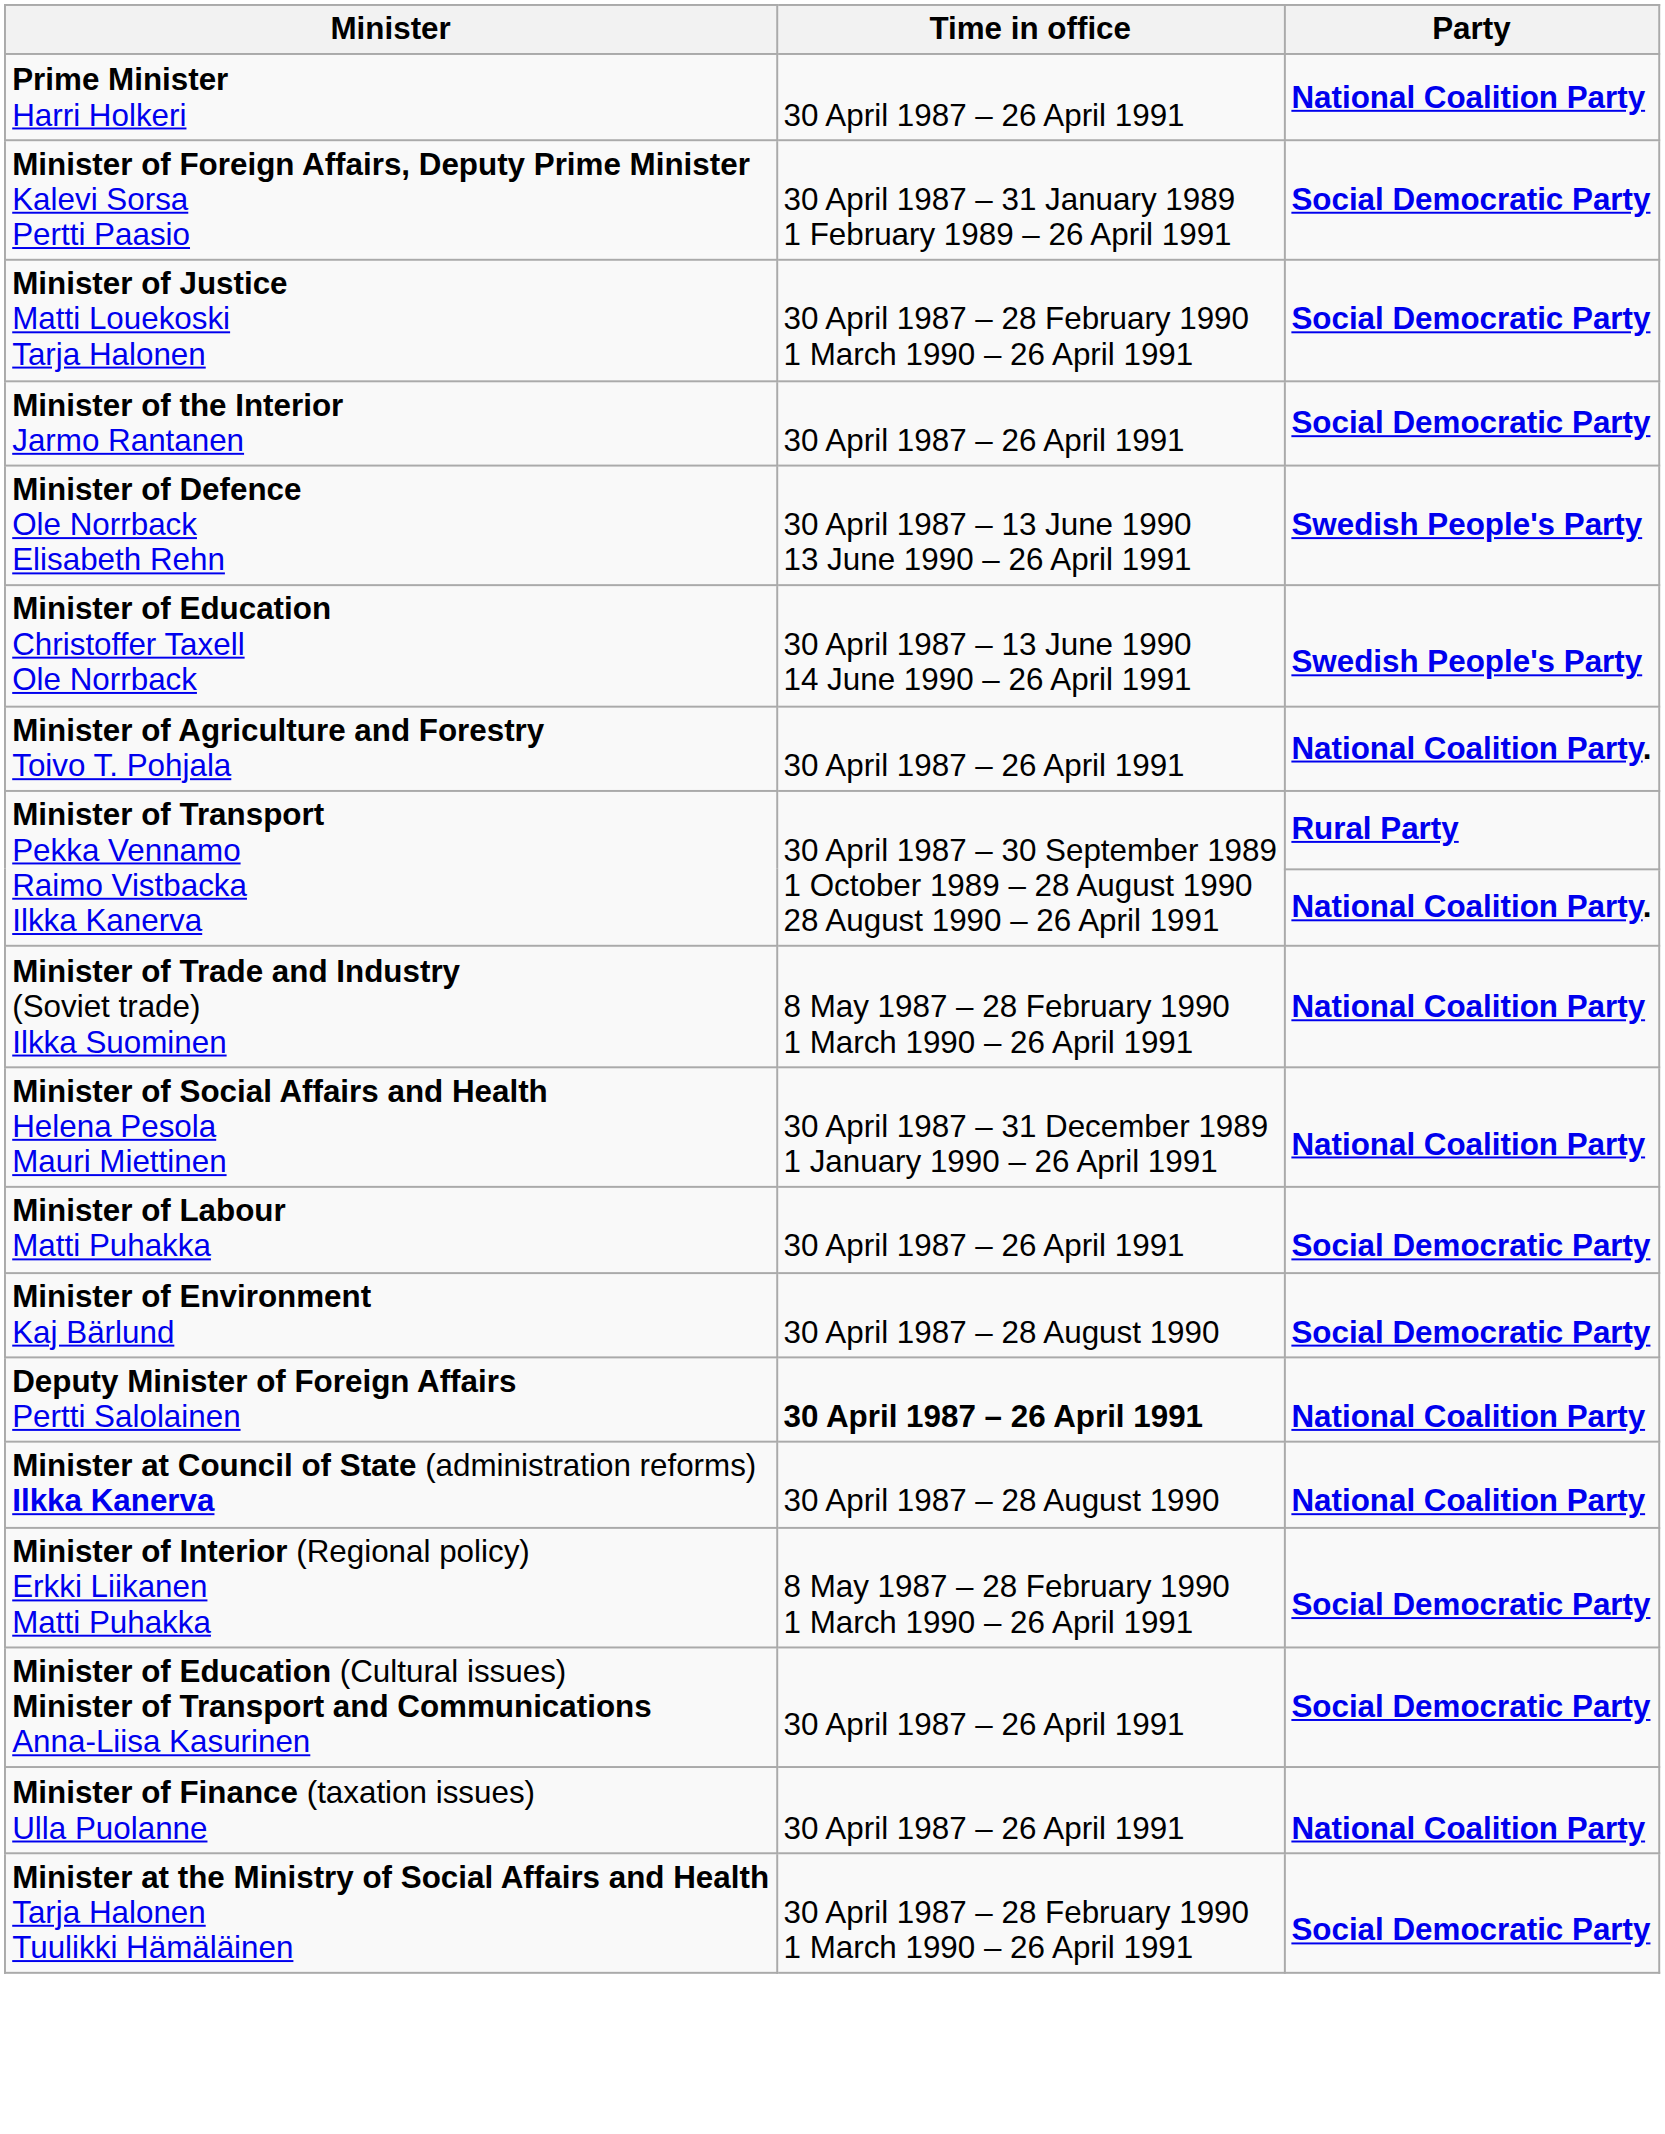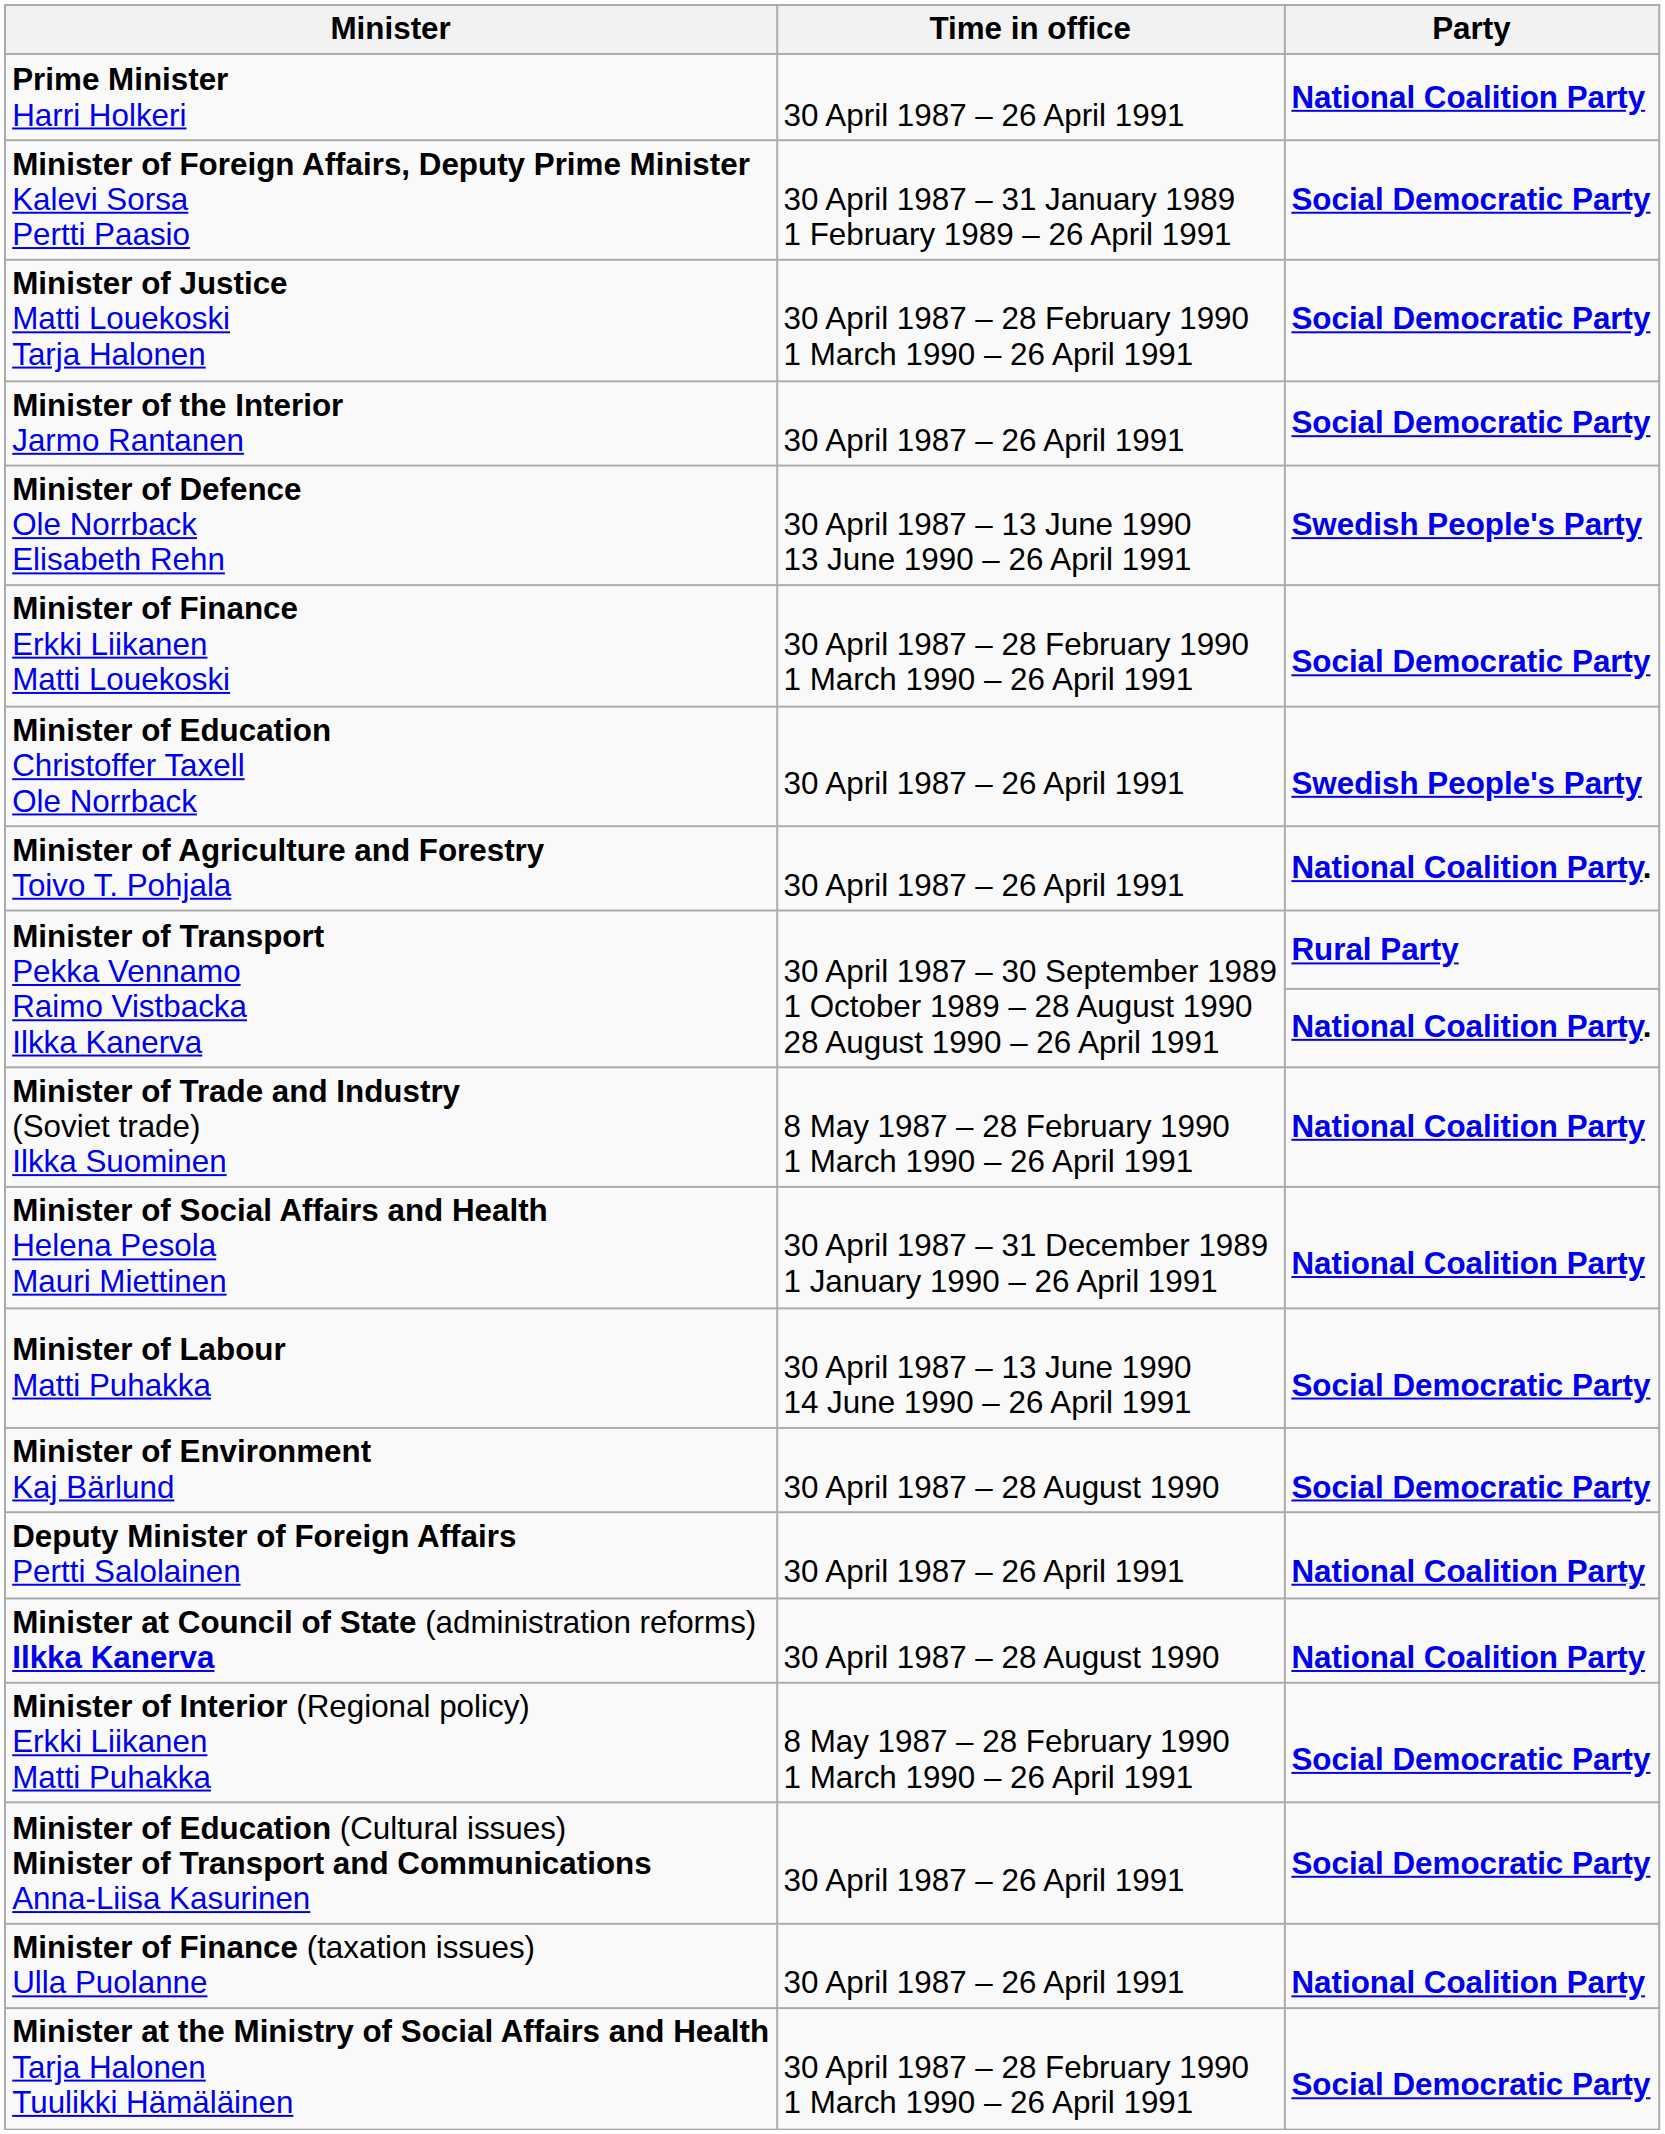+ row: (155, 645)
(988, 662) 30 April 1987 – 13 June 1990 14 June 1990 – 26 April 1991 -> (984, 783) 30 April 1987 – 26 April 1991
(984, 1246) 30 April 1987 – 26 April 1991 -> (988, 1384) 30 April 1987 – 13 June 1990 14 June 1990 – 26 April 1991
(993, 1416) bold -> (984, 1572) normal
